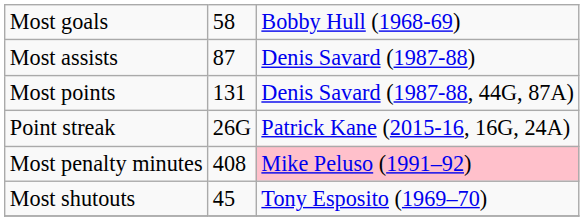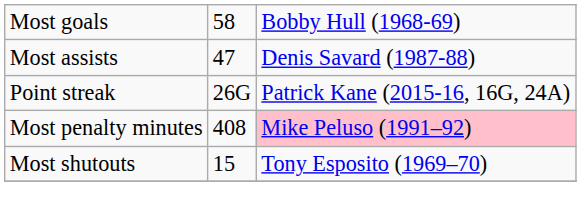(224, 57) 87 -> (224, 57) 47
- row: (63, 92)
(224, 198) 45 -> (224, 163) 15
